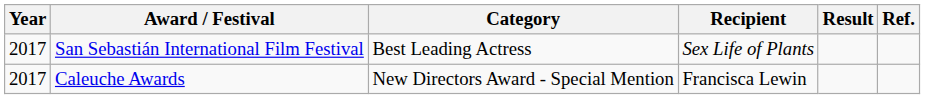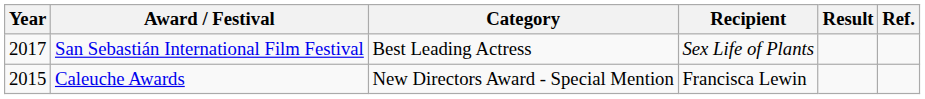(28, 78) 2017 -> (28, 78) 2015
